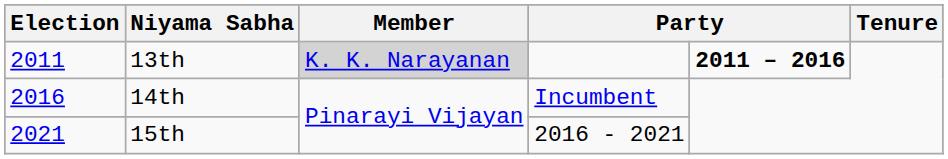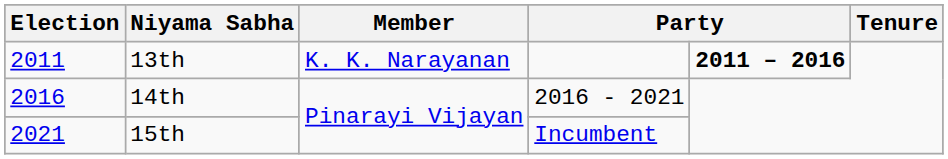(407, 60) lightgrey background -> (407, 60) no background
(596, 98) Incumbent -> (609, 98) 2016 - 2021
(609, 135) 2016 - 2021 -> (596, 135) Incumbent
